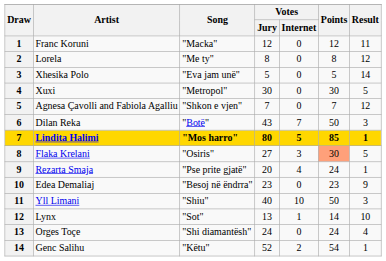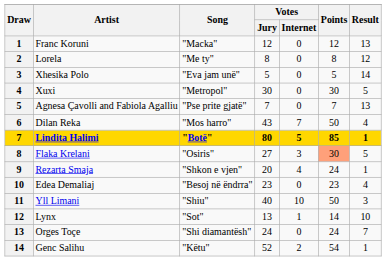(365, 43) 11 -> (365, 43) 13
(212, 106) "Shkon e vjen" -> (214, 106) "Pse prite gjatë"
(365, 106) 12 -> (365, 106) 13
(196, 122) "Botë" -> (207, 122) "Mos harro"
(365, 122) 3 -> (365, 122) 4
(210, 138) "Mos harro" -> (197, 138) "Botë"
(214, 169) "Pse prite gjatë" -> (212, 169) "Shkon e vjen"
(365, 185) 9 -> (365, 185) 4
(365, 232) 4 -> (365, 232) 7
